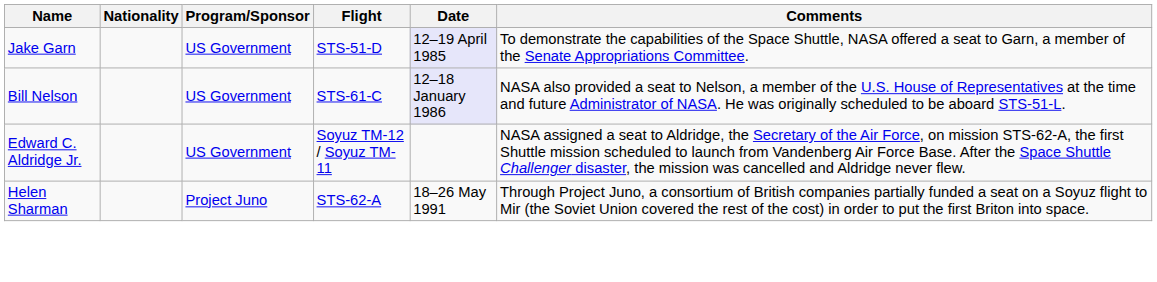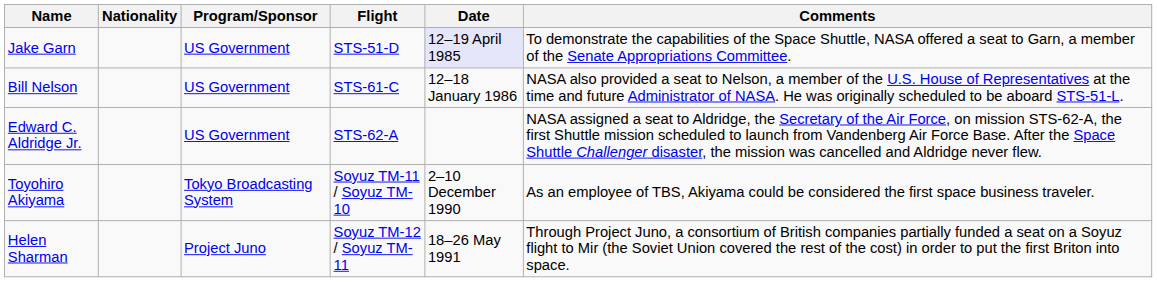(439, 95) lavender background -> (473, 87) no background
(360, 152) Soyuz TM-12 / Soyuz TM-11 -> (366, 135) STS-62-A
+ row: (36, 192)
(349, 200) STS-62-A -> (377, 248) Soyuz TM-12 / Soyuz TM-11
